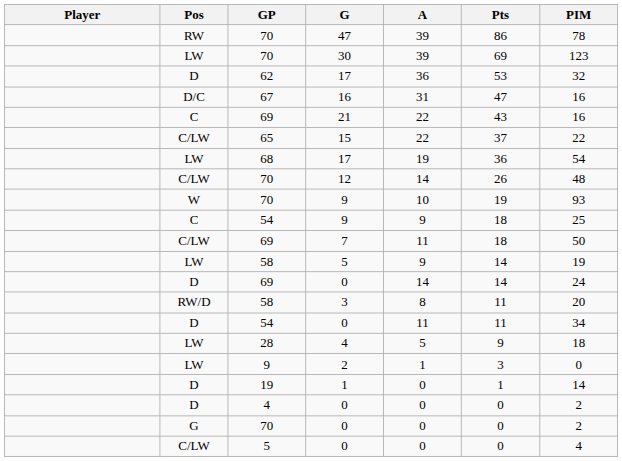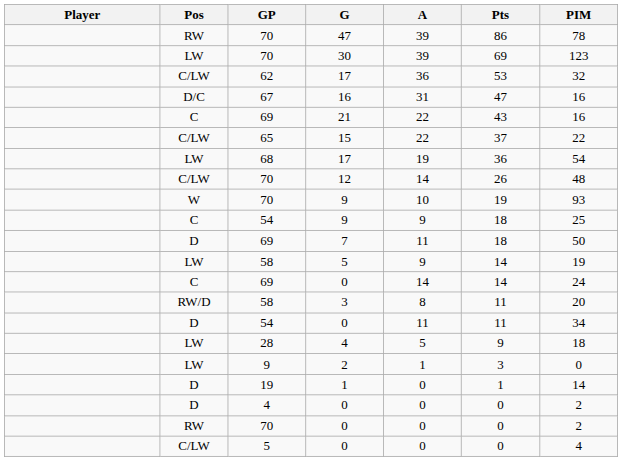(194, 76) D -> (194, 76) C/LW
(194, 240) C/LW -> (194, 240) D
(194, 281) D -> (194, 281) C
(194, 425) G -> (194, 425) RW
